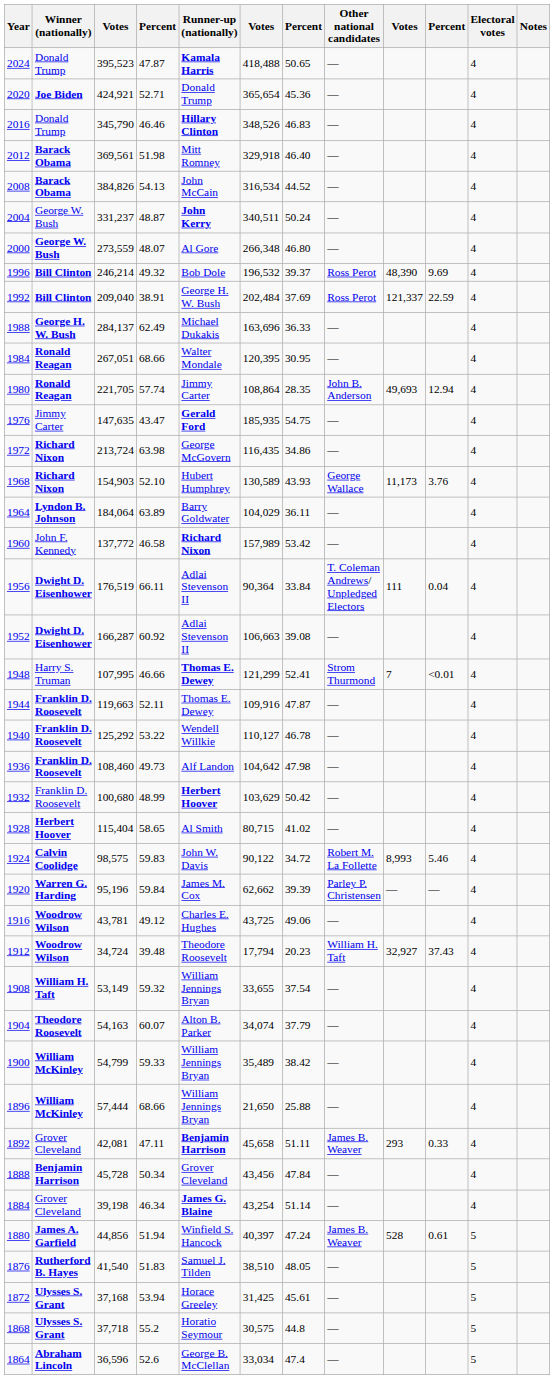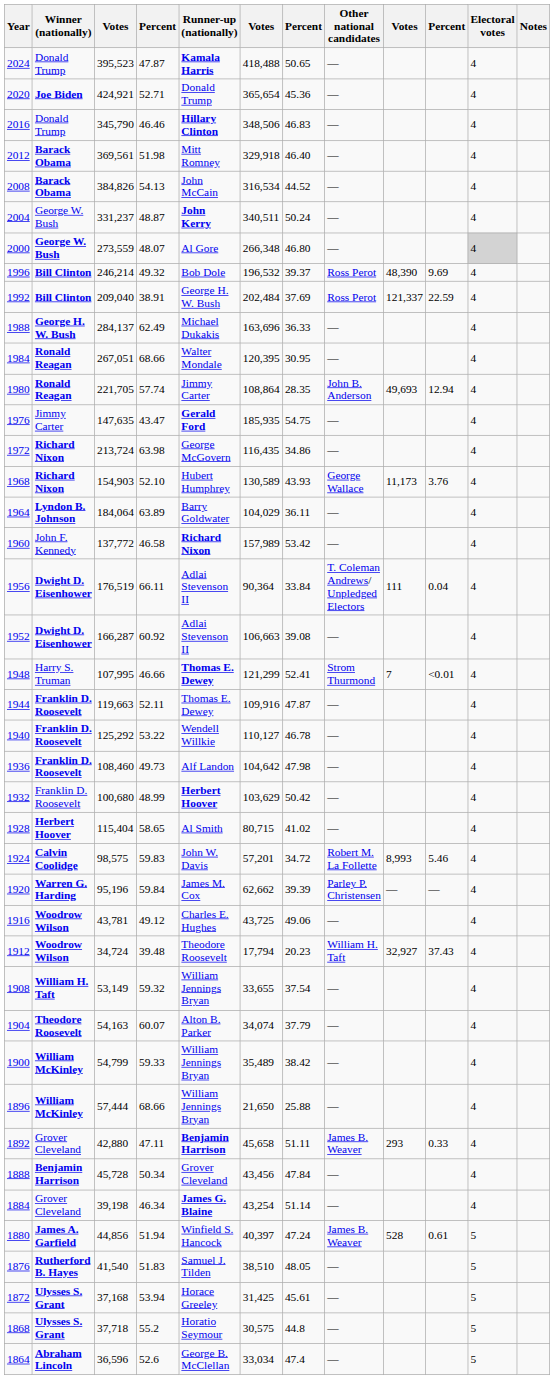(261, 125) 348,526 -> (261, 125) 348,506
(473, 248) no background -> (473, 248) lightgrey background
(258, 858) 90,122 -> (258, 858) 57,201
(113, 1143) 42,081 -> (113, 1143) 42,880
